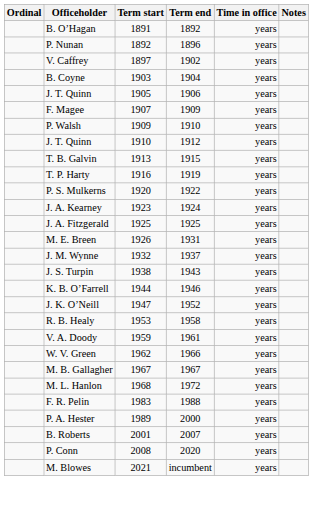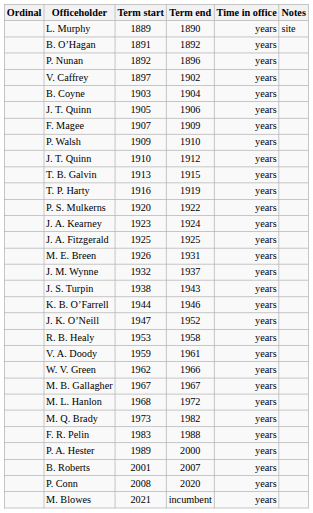+ row: (68, 28)
+ row: (72, 418)
